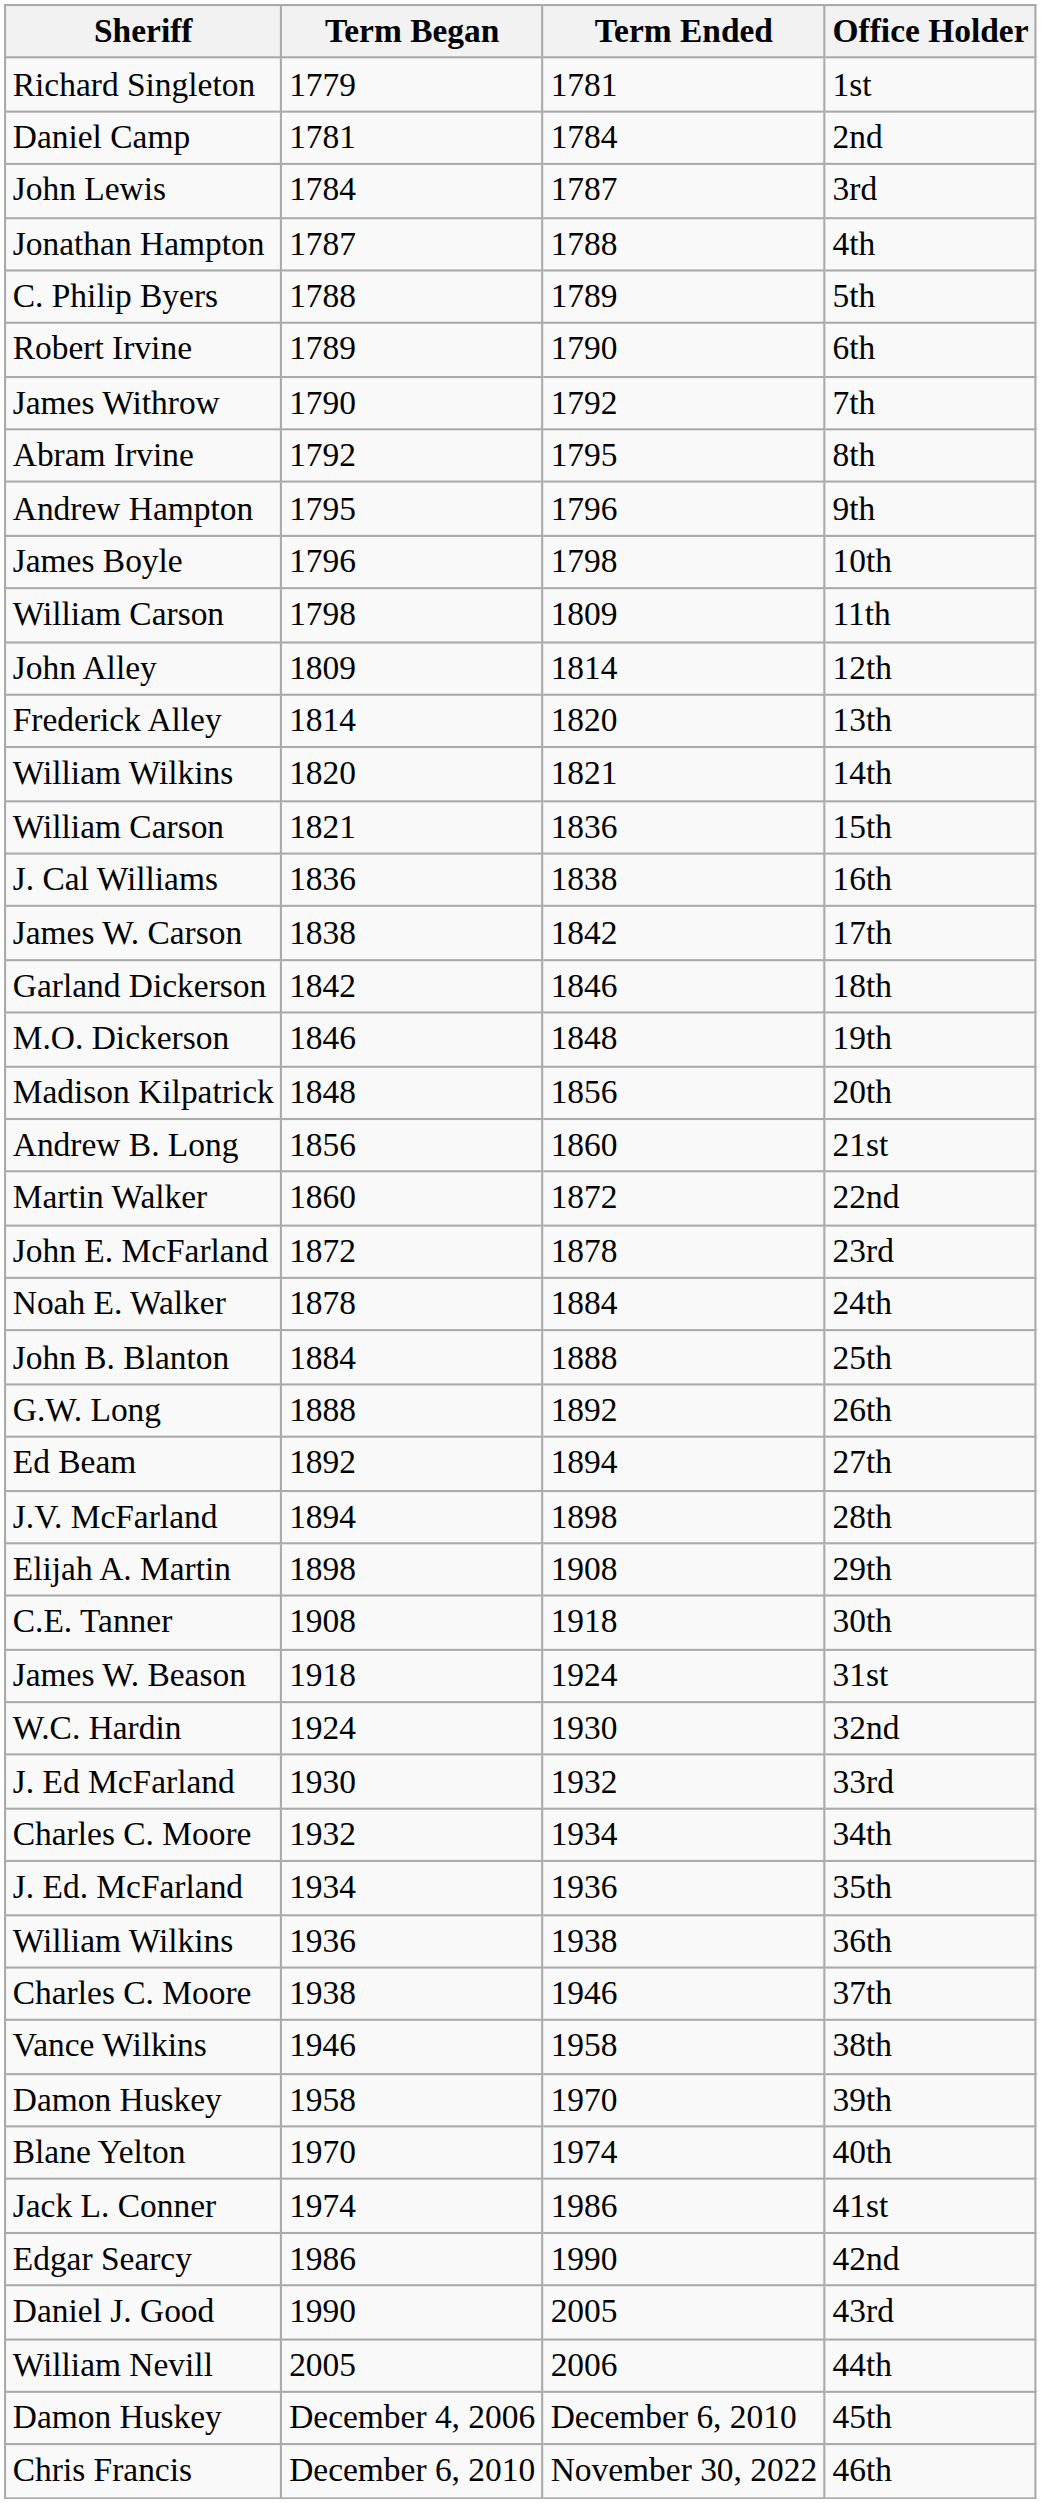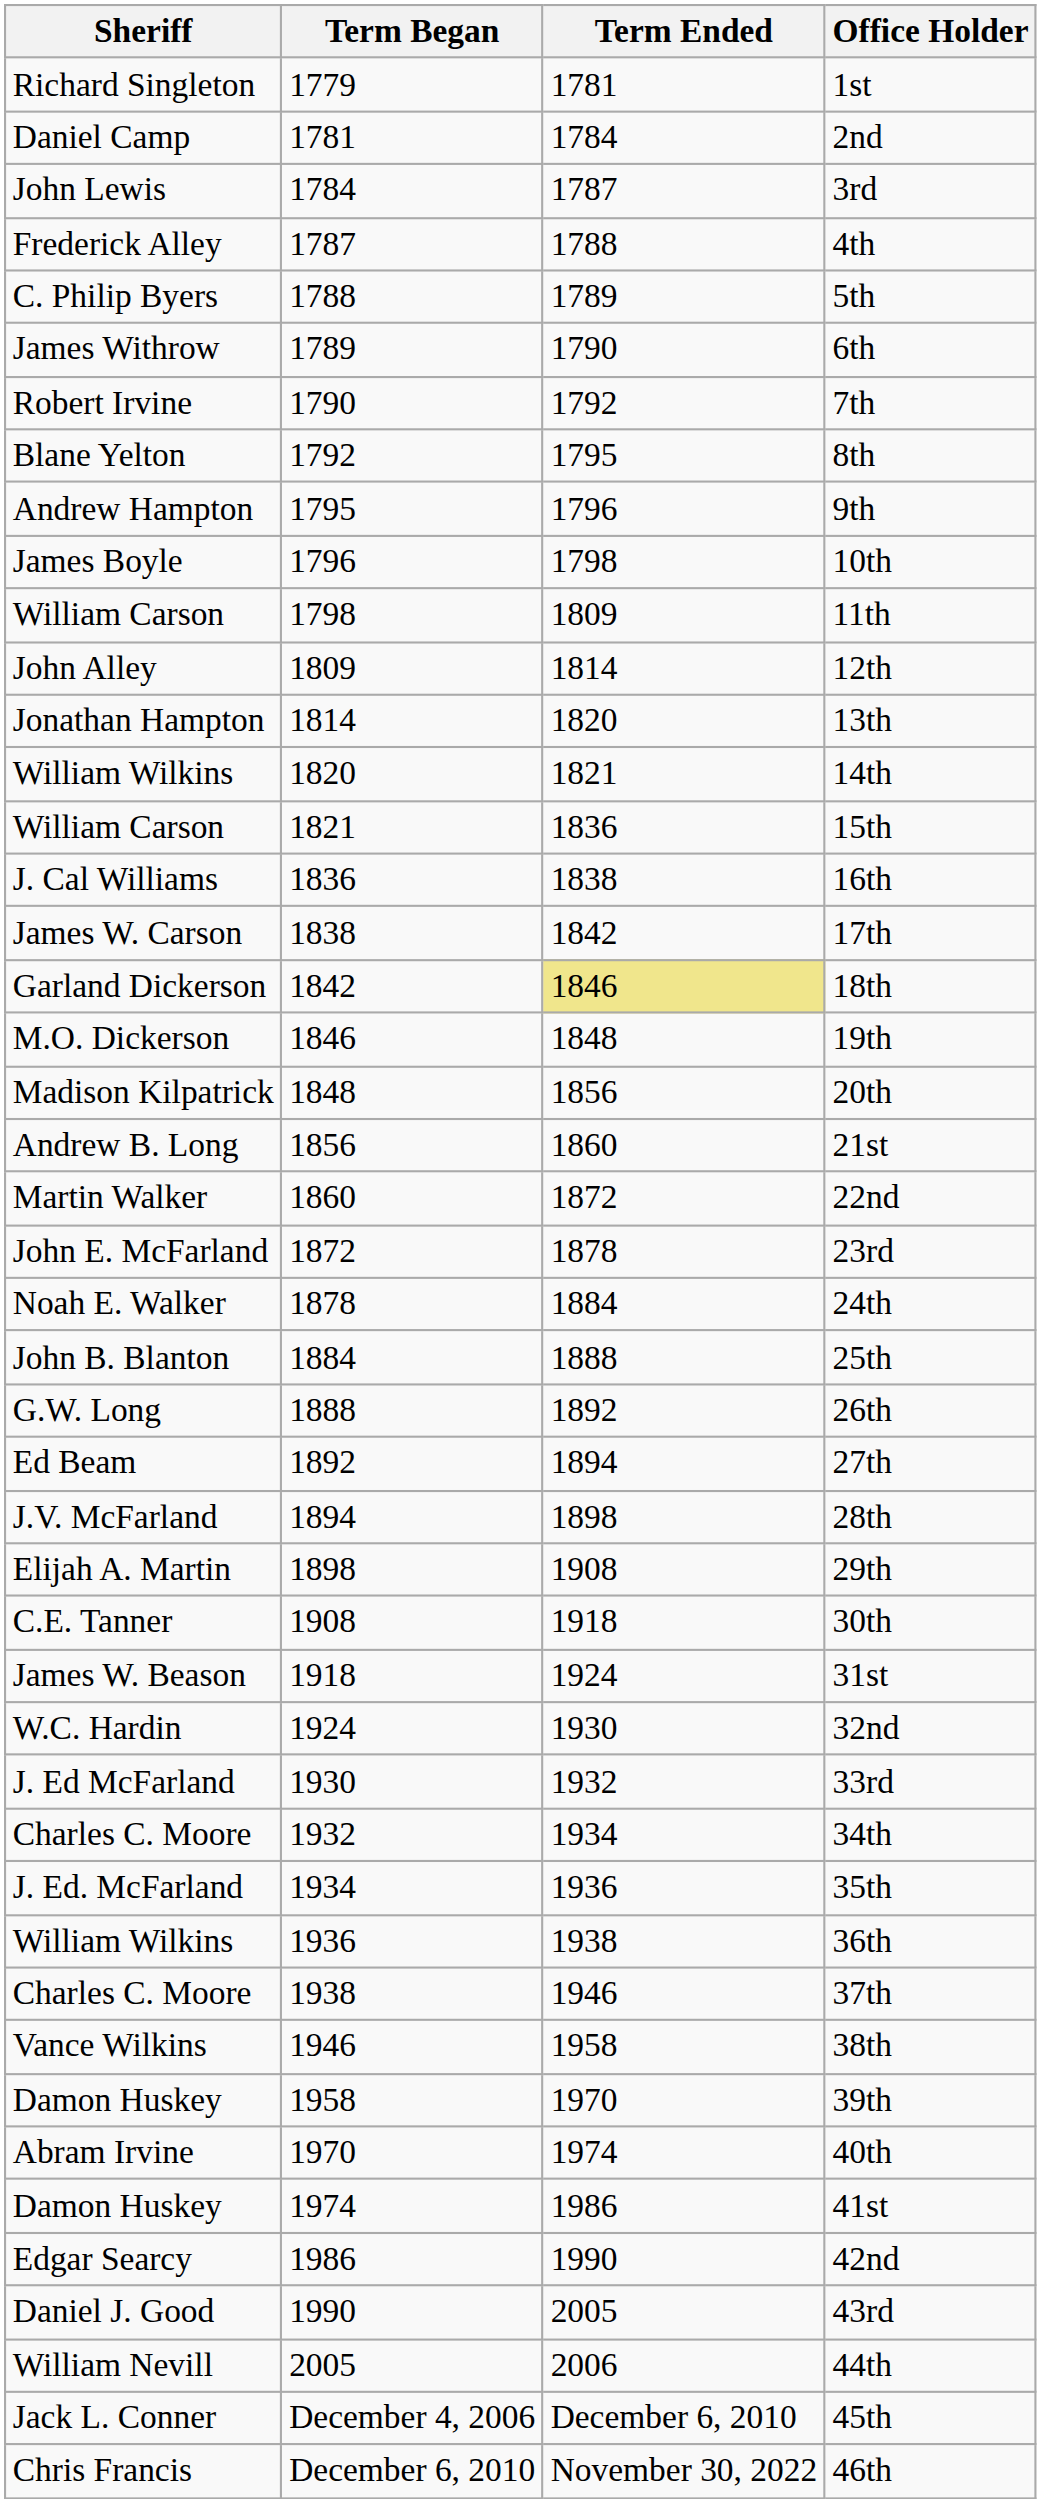(139, 243) Jonathan Hampton -> (117, 243) Frederick Alley
(102, 349) Robert Irvine -> (116, 349) James Withrow
(116, 402) James Withrow -> (102, 402) Robert Irvine
(103, 455) Abram Irvine -> (99, 455) Blane Yelton
(117, 720) Frederick Alley -> (139, 720) Jonathan Hampton
(584, 985) no background -> (584, 985) khaki background
(99, 2152) Blane Yelton -> (103, 2152) Abram Irvine
(114, 2205) Jack L. Conner -> (117, 2205) Damon Huskey
(117, 2417) Damon Huskey -> (114, 2417) Jack L. Conner
